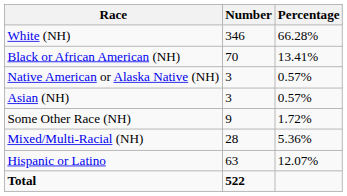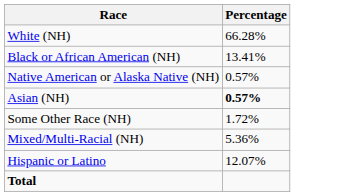- column: (248, 14)
(295, 98) normal -> (243, 98) bold
